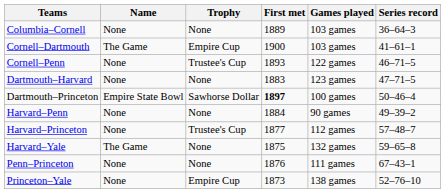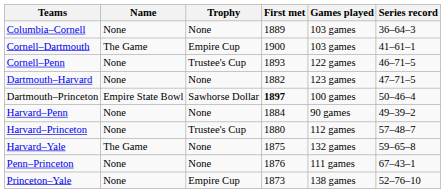(274, 79) 1883 -> (274, 79) 1882
(274, 130) 1877 -> (274, 130) 1880
